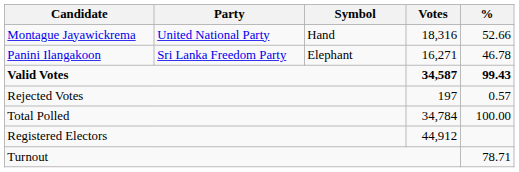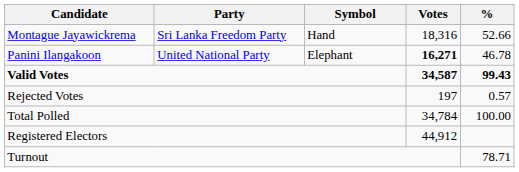(213, 34) United National Party -> (222, 34) Sri Lanka Freedom Party
(222, 55) Sri Lanka Freedom Party -> (213, 55) United National Party
(439, 55) normal -> (439, 55) bold
